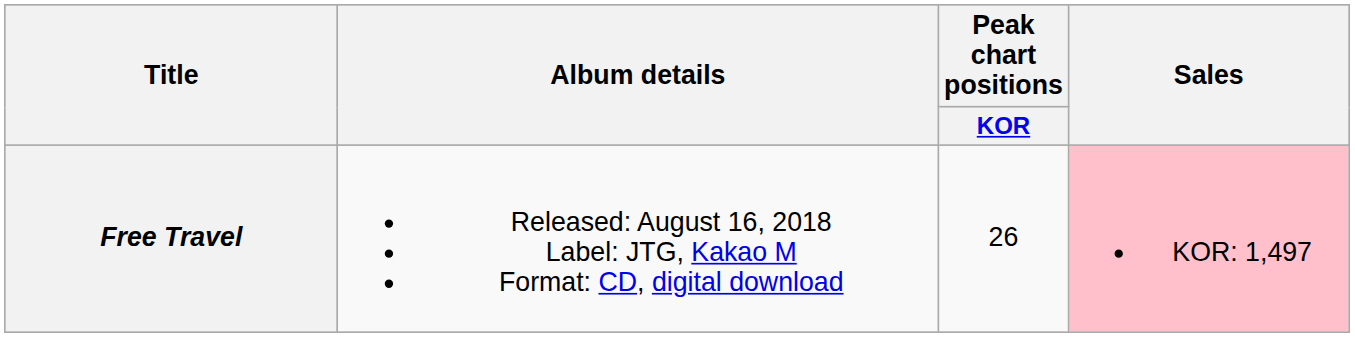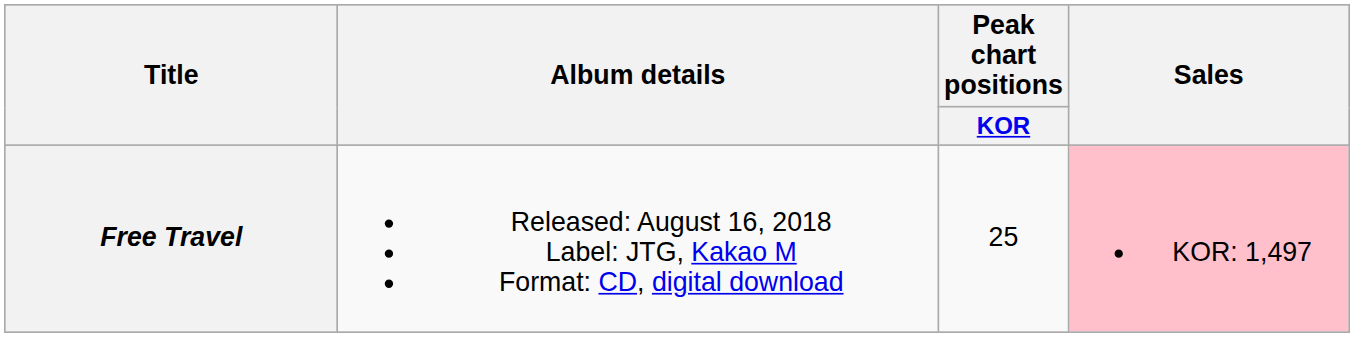(1003, 237) 26 -> (1003, 237) 25
